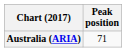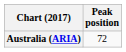(102, 39) 71 -> (102, 39) 72
